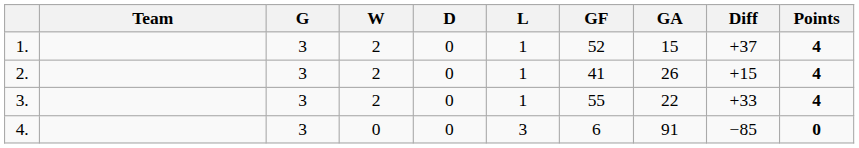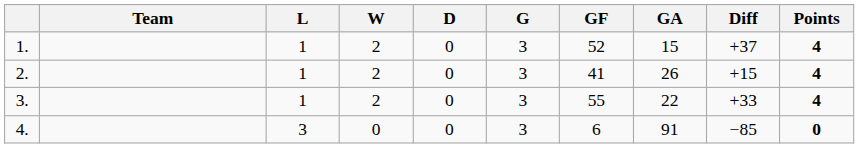columns swapped: (303, 18) <-> (523, 18)
